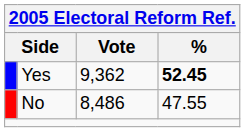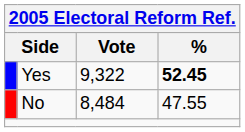(102, 75) 9,362 -> (102, 75) 9,322
(102, 103) 8,486 -> (102, 103) 8,484
